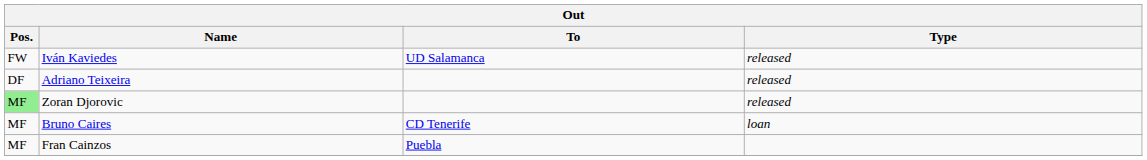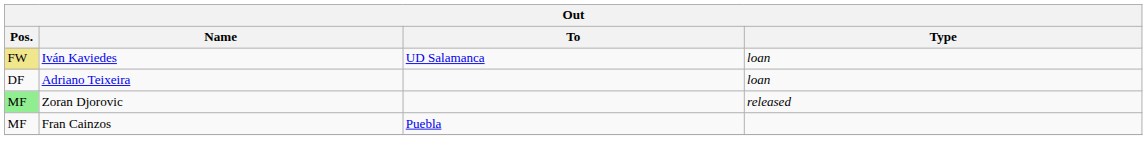(17, 58) no background -> (17, 58) khaki background
(769, 58) released -> (759, 58) loan
(769, 80) released -> (759, 80) loan
- row: (76, 123)
